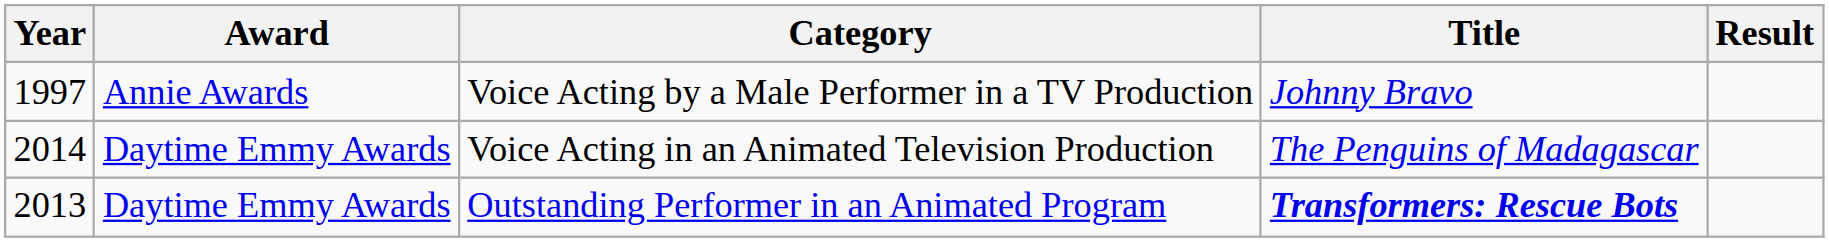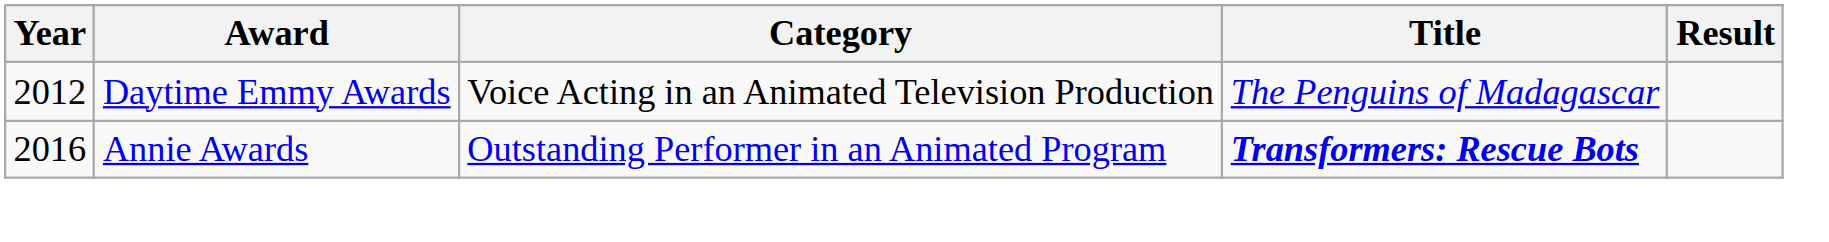- row: (860, 90)
(50, 148) 2014 -> (50, 90) 2012
(50, 206) 2013 -> (50, 148) 2016
(277, 206) Daytime Emmy Awards -> (206, 148) Annie Awards
